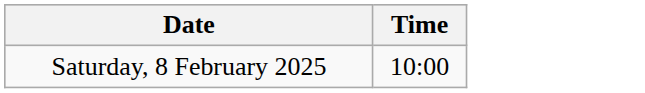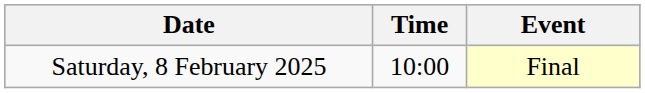+ column: (553, 25)
